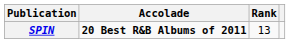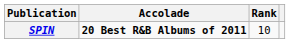(264, 30) 13 -> (264, 30) 10
